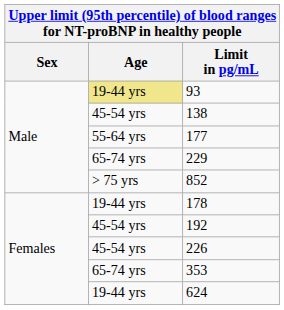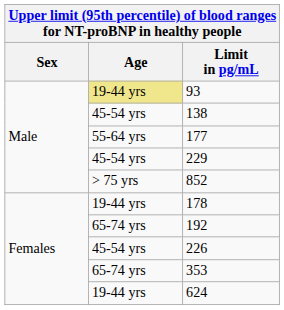(119, 159) 65-74 yrs -> (119, 159) 45-54 yrs
(119, 226) 45-54 yrs -> (119, 226) 65-74 yrs
